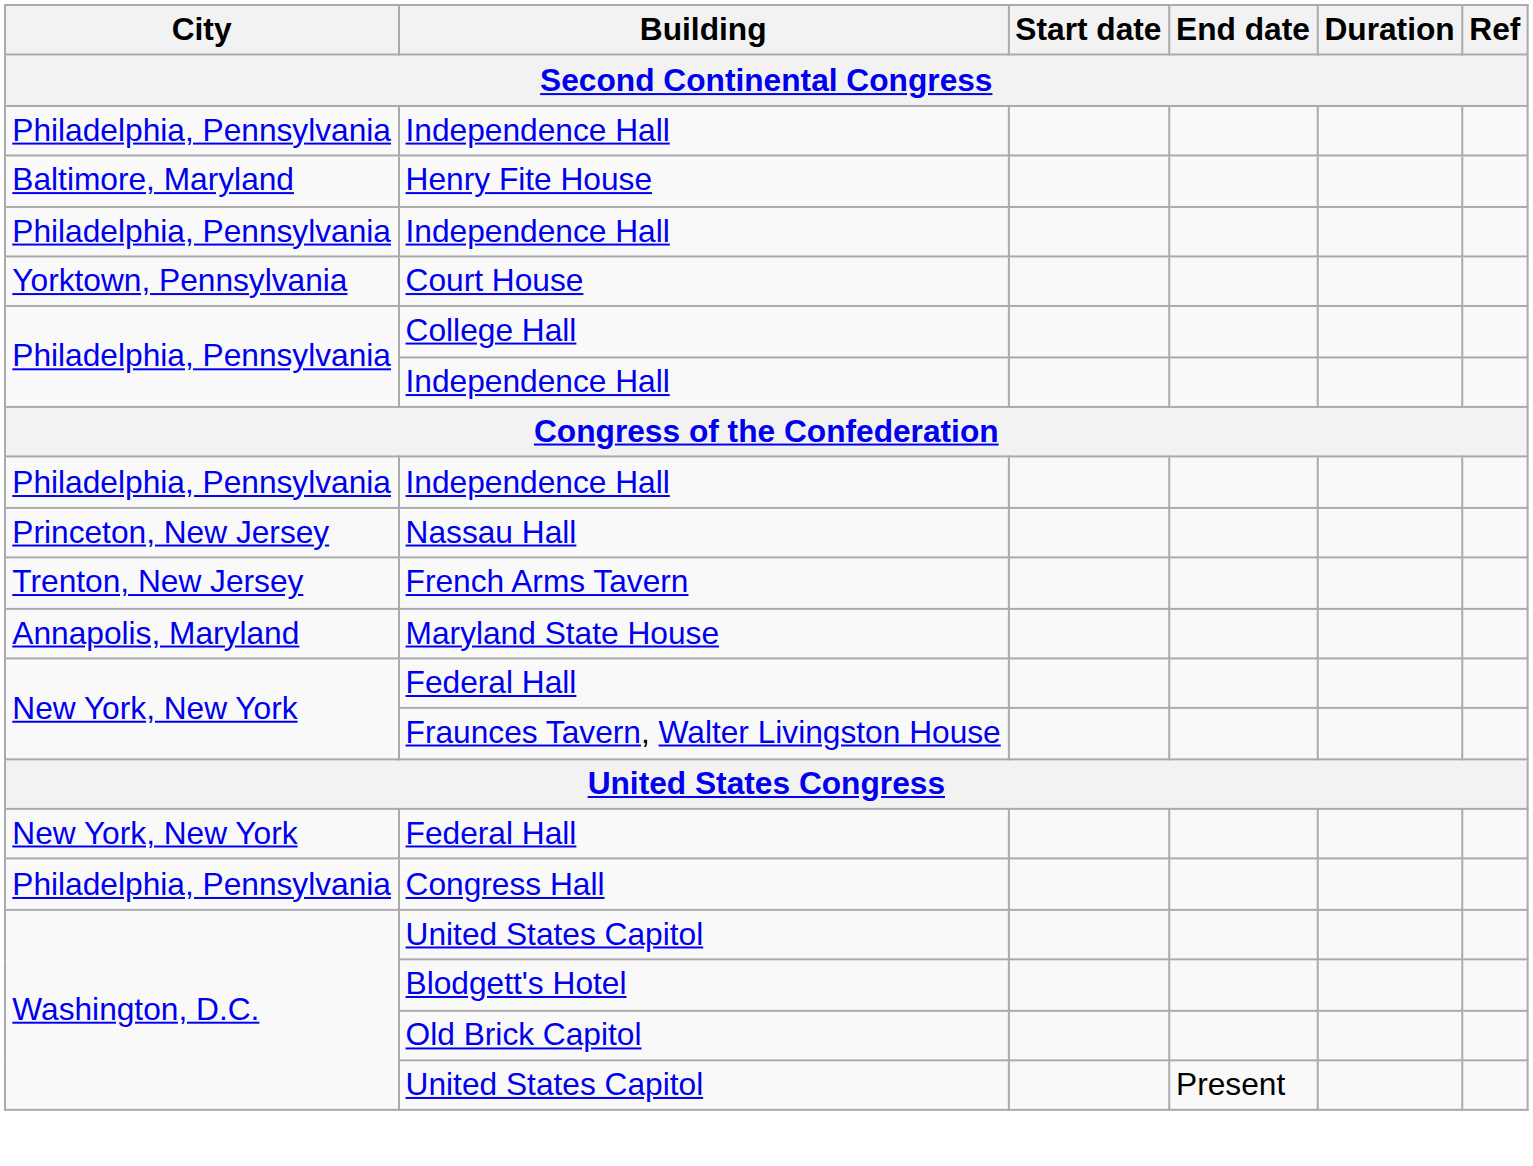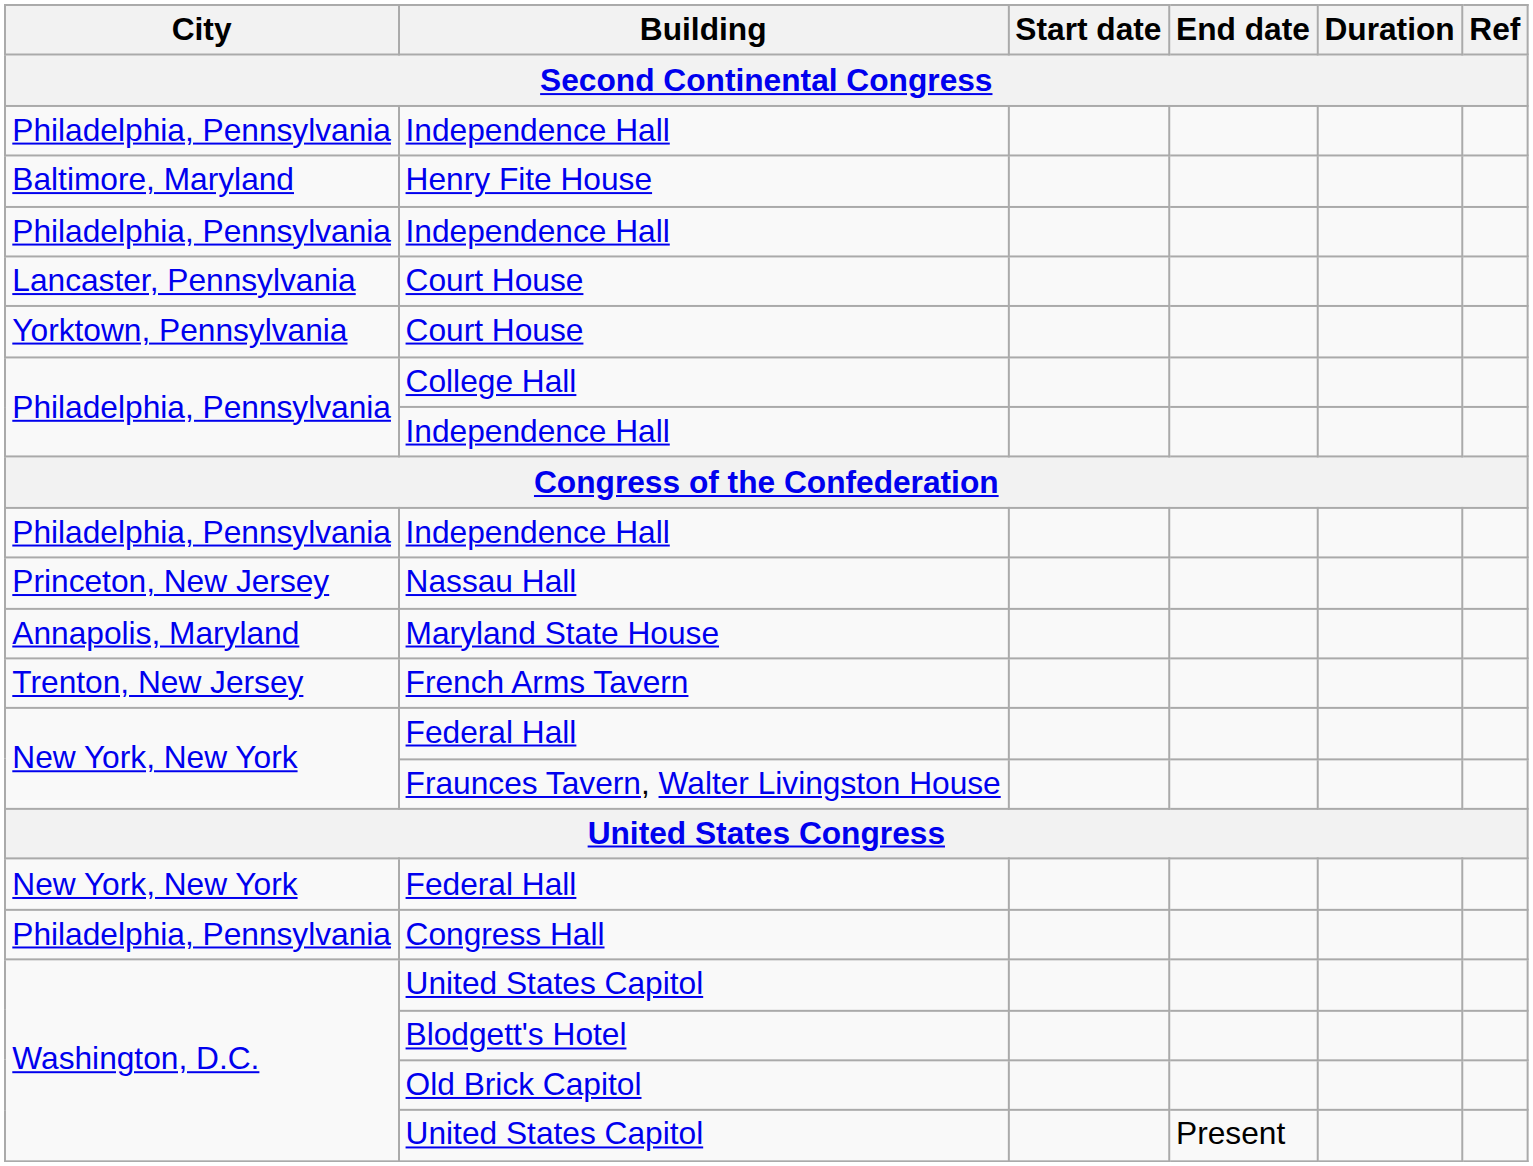+ row: (184, 280)
rows swapped: (156, 632) <-> (158, 582)
